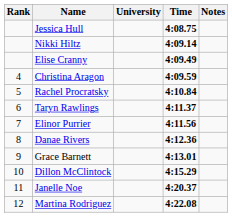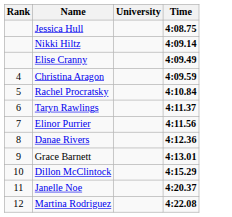- column: (213, 12)
